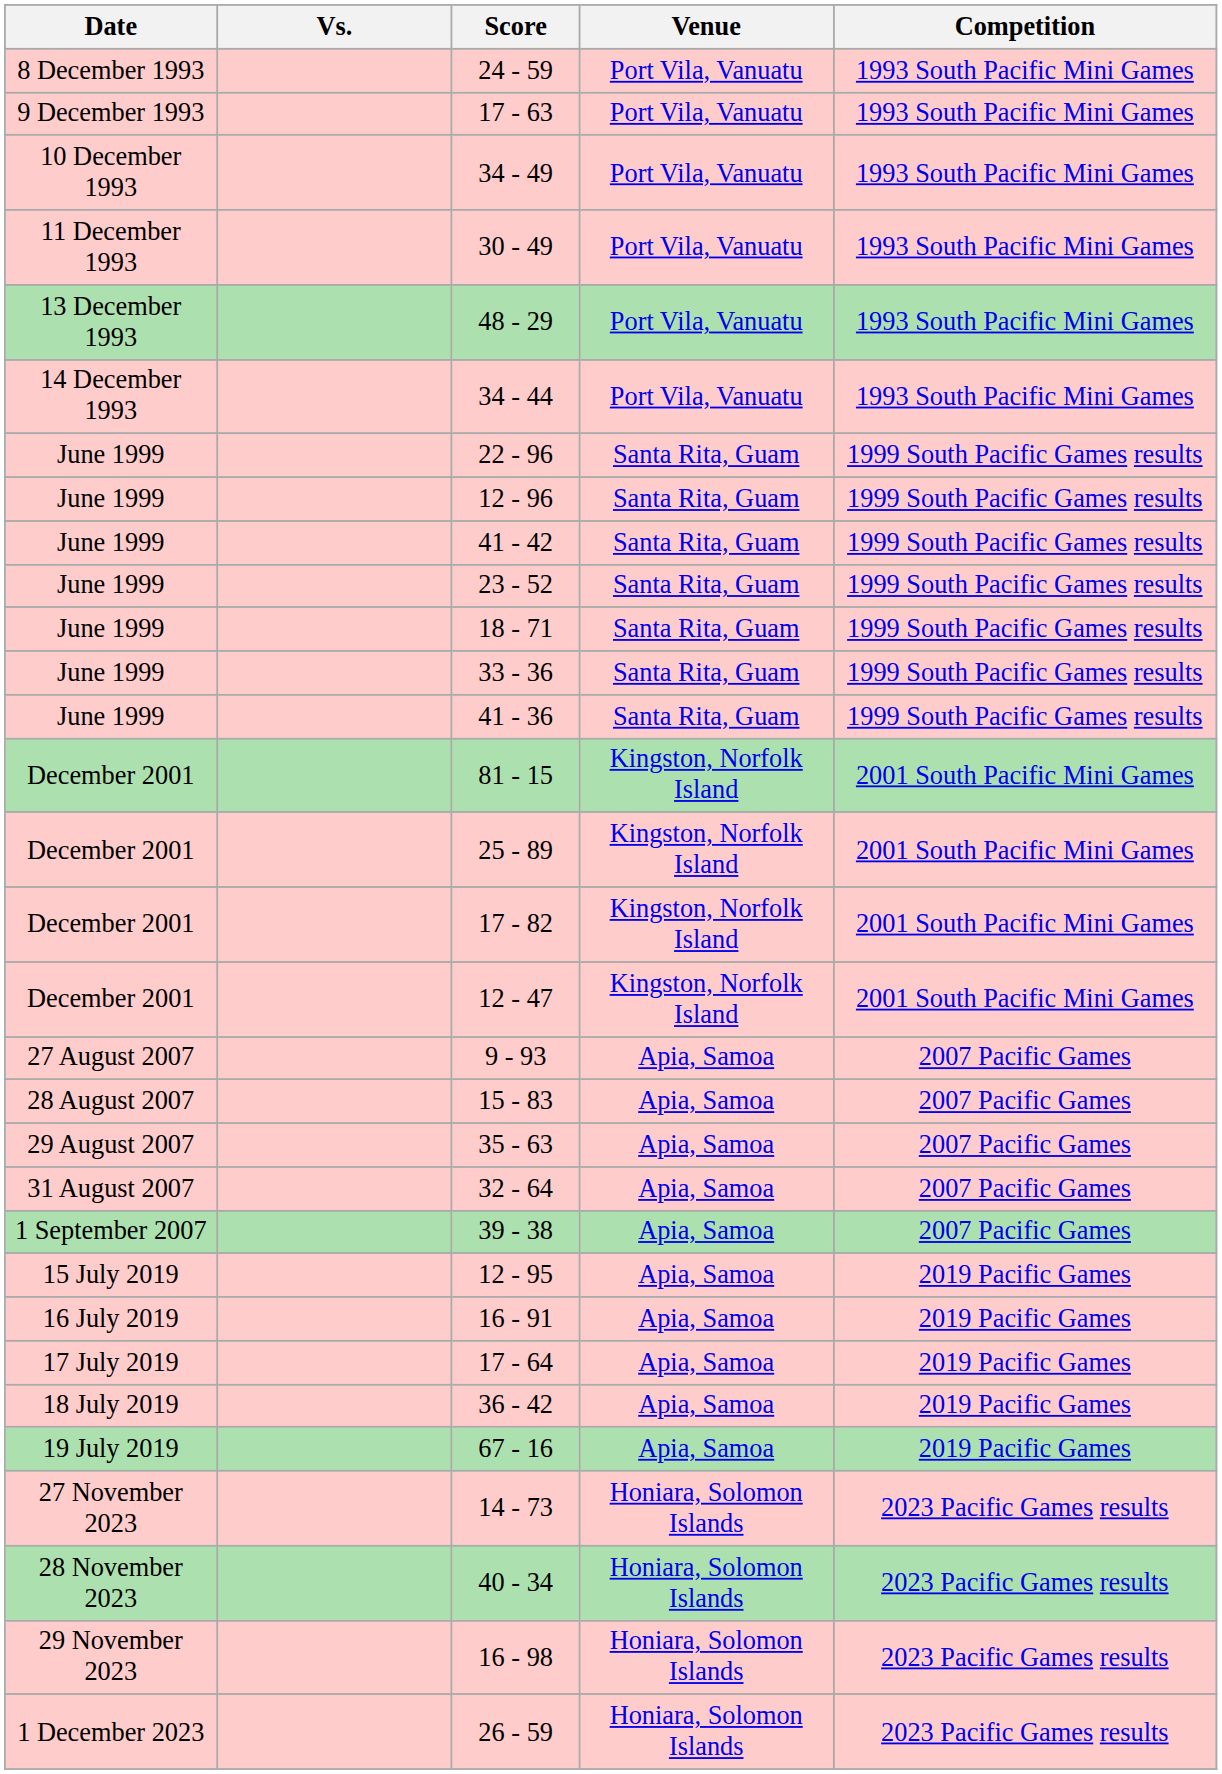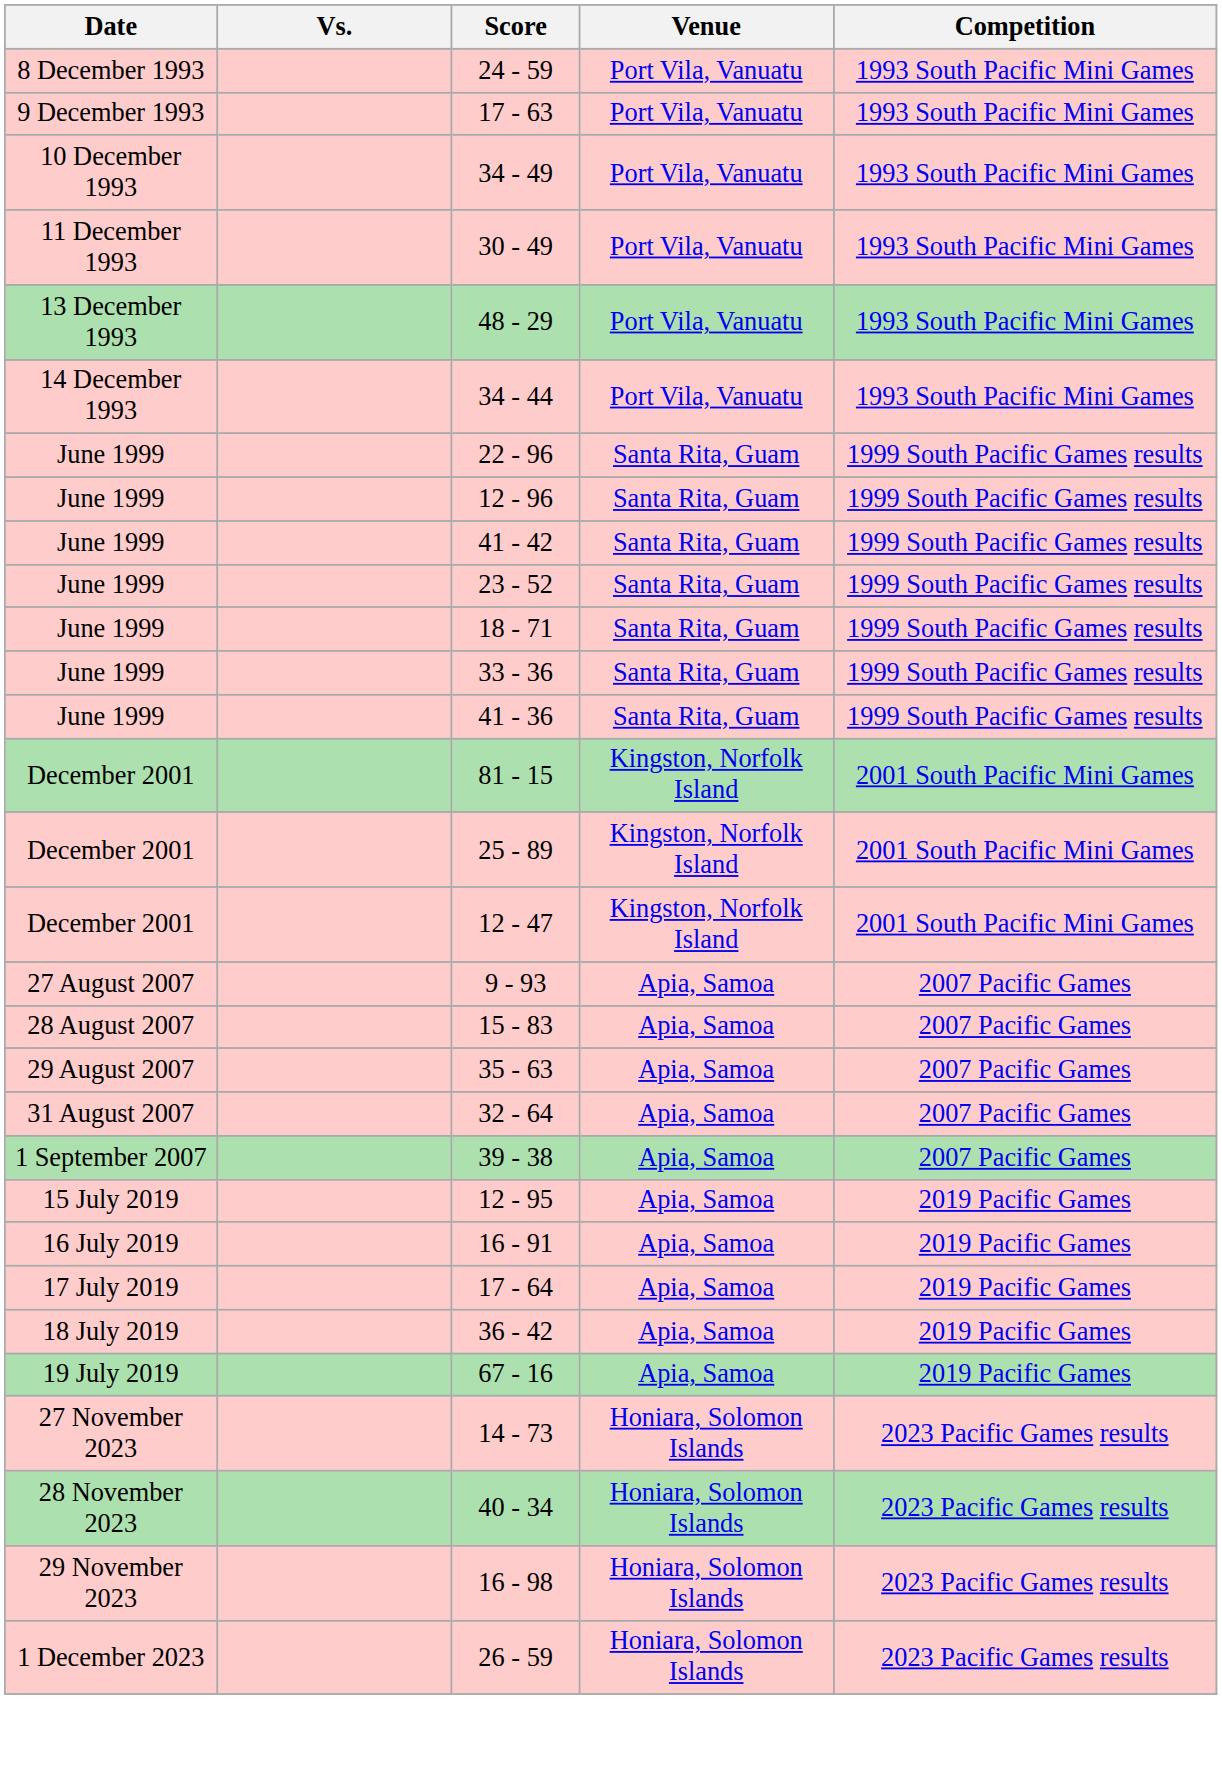- row: (516, 924)
